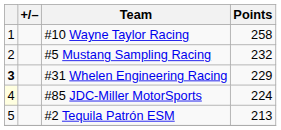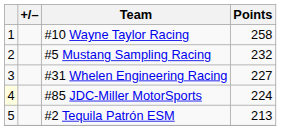(11, 75) bold -> (11, 75) normal
(262, 75) 229 -> (262, 75) 227
